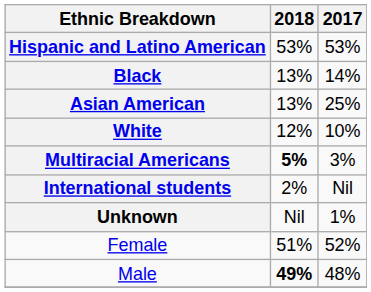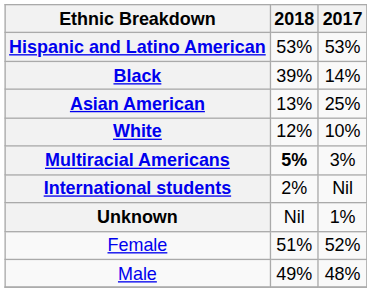(294, 75) 13% -> (294, 75) 39%
(294, 273) bold -> (294, 273) normal
